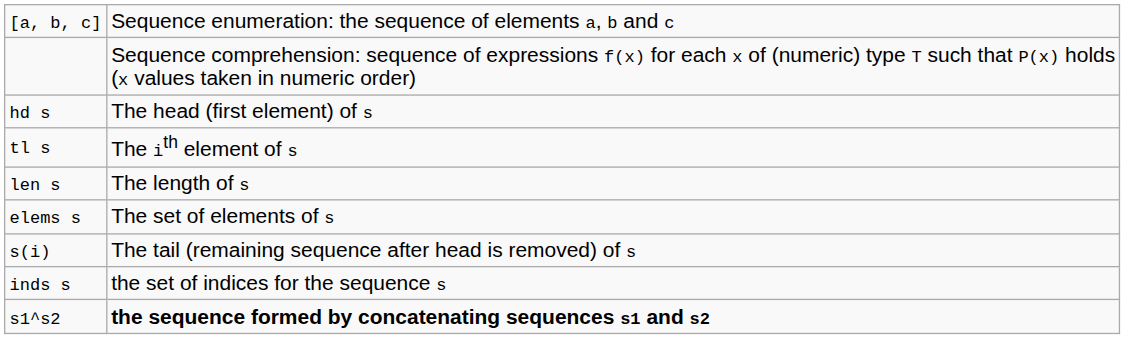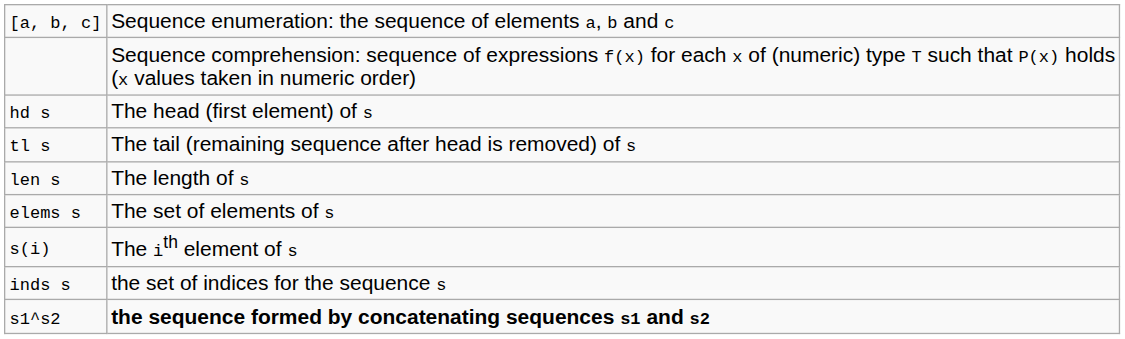(204, 147) The ith element of s -> (374, 145) The tail (remaining sequence after head is removed) of s
(374, 250) The tail (remaining sequence after head is removed) of s -> (204, 247) The ith element of s
